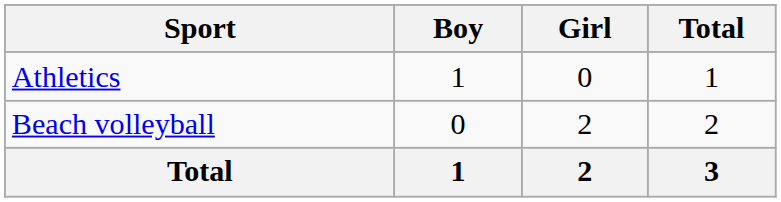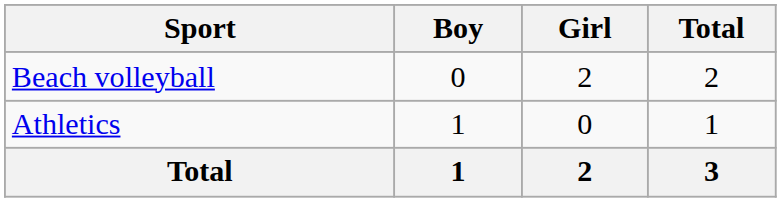rows swapped: (66, 76) <-> (113, 123)
